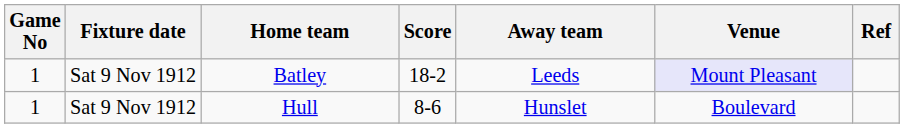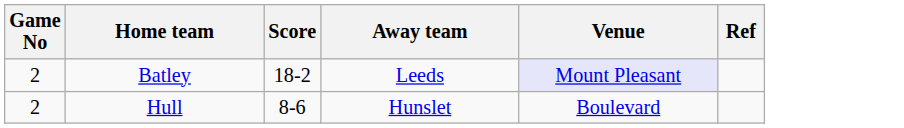- column: (133, 31)
(35, 75) 1 -> (35, 75) 2
(35, 107) 1 -> (35, 107) 2
